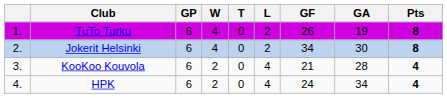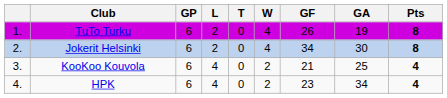columns swapped: (215, 13) <-> (267, 13)
(362, 66) 28 -> (362, 66) 25
(307, 84) 24 -> (307, 84) 23
